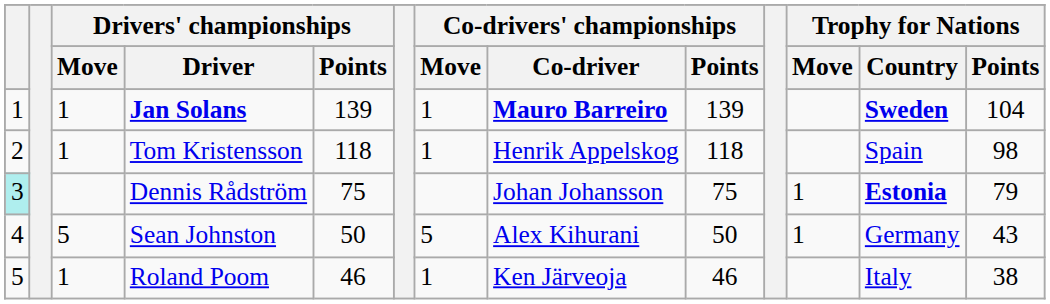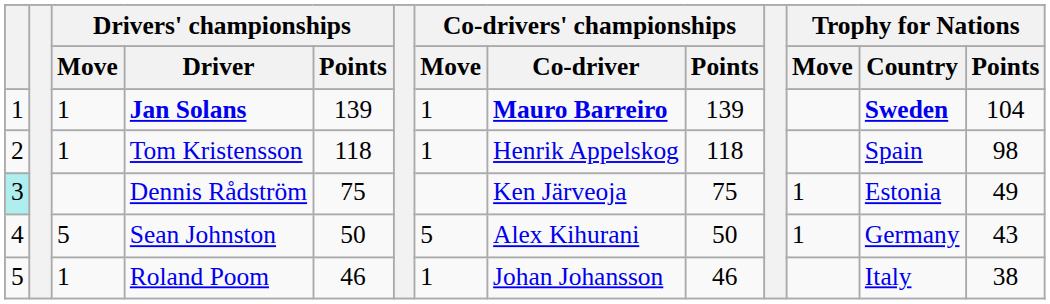(578, 192) Johan Johansson -> (560, 192) Ken Järveoja
(906, 192) bold -> (903, 192) normal
(1005, 192) 79 -> (1005, 192) 49
(560, 276) Ken Järveoja -> (578, 276) Johan Johansson
